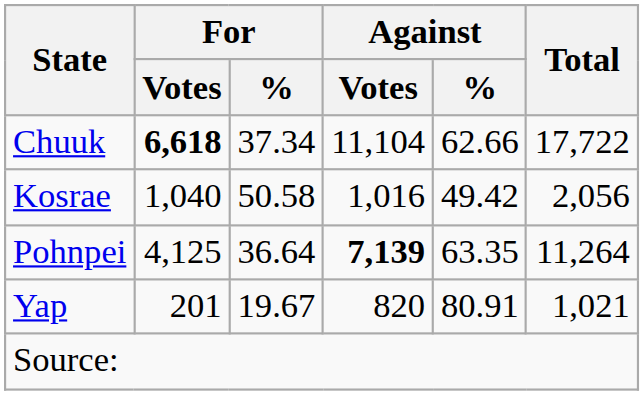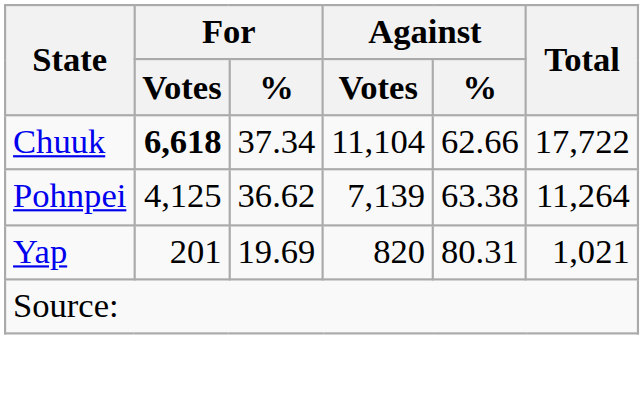- row: (62, 196)
(276, 251) 36.64 -> (276, 196) 36.62
(386, 251) bold -> (386, 196) normal
(480, 251) 63.35 -> (480, 196) 63.38
(276, 305) 19.67 -> (276, 251) 19.69
(480, 305) 80.91 -> (480, 251) 80.31
